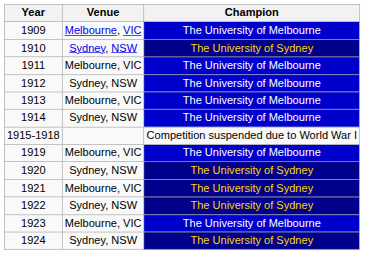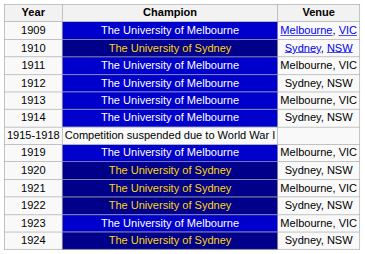columns swapped: (103, 13) <-> (252, 13)
